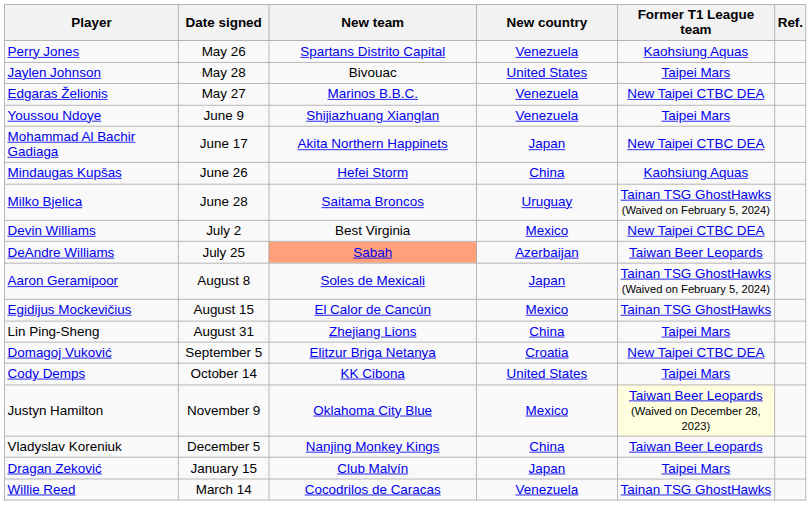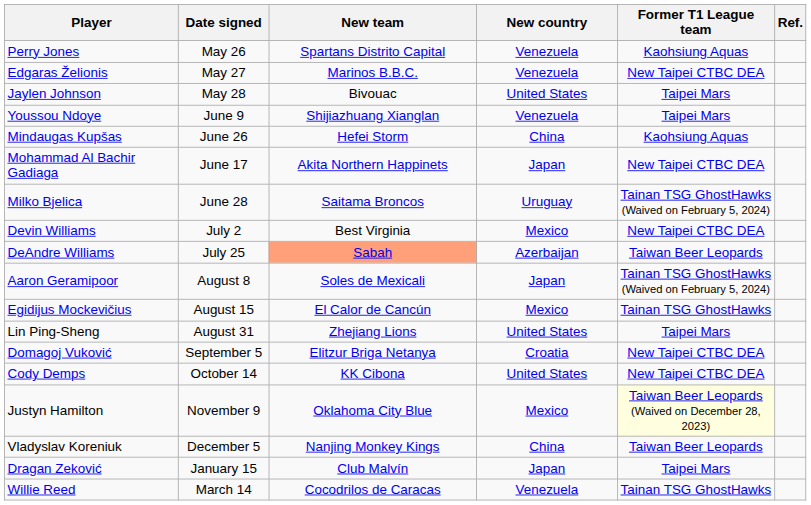rows swapped: (58, 94) <-> (54, 72)
rows swapped: (71, 144) <-> (65, 173)
(547, 331) China -> (547, 331) United States
(696, 374) Taipei Mars -> (696, 374) New Taipei CTBC DEA
